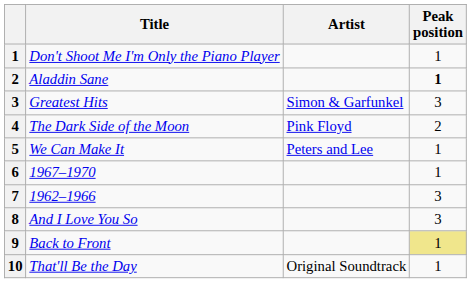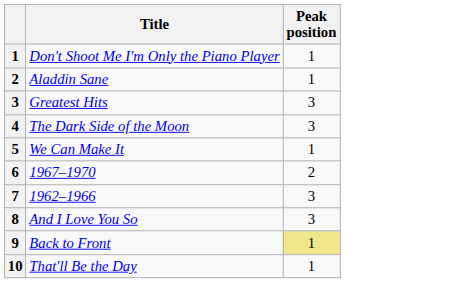- column: (346, 24)
(438, 79) bold -> (311, 79) normal
(438, 126) 2 -> (311, 126) 3
(438, 172) 1 -> (311, 172) 2
